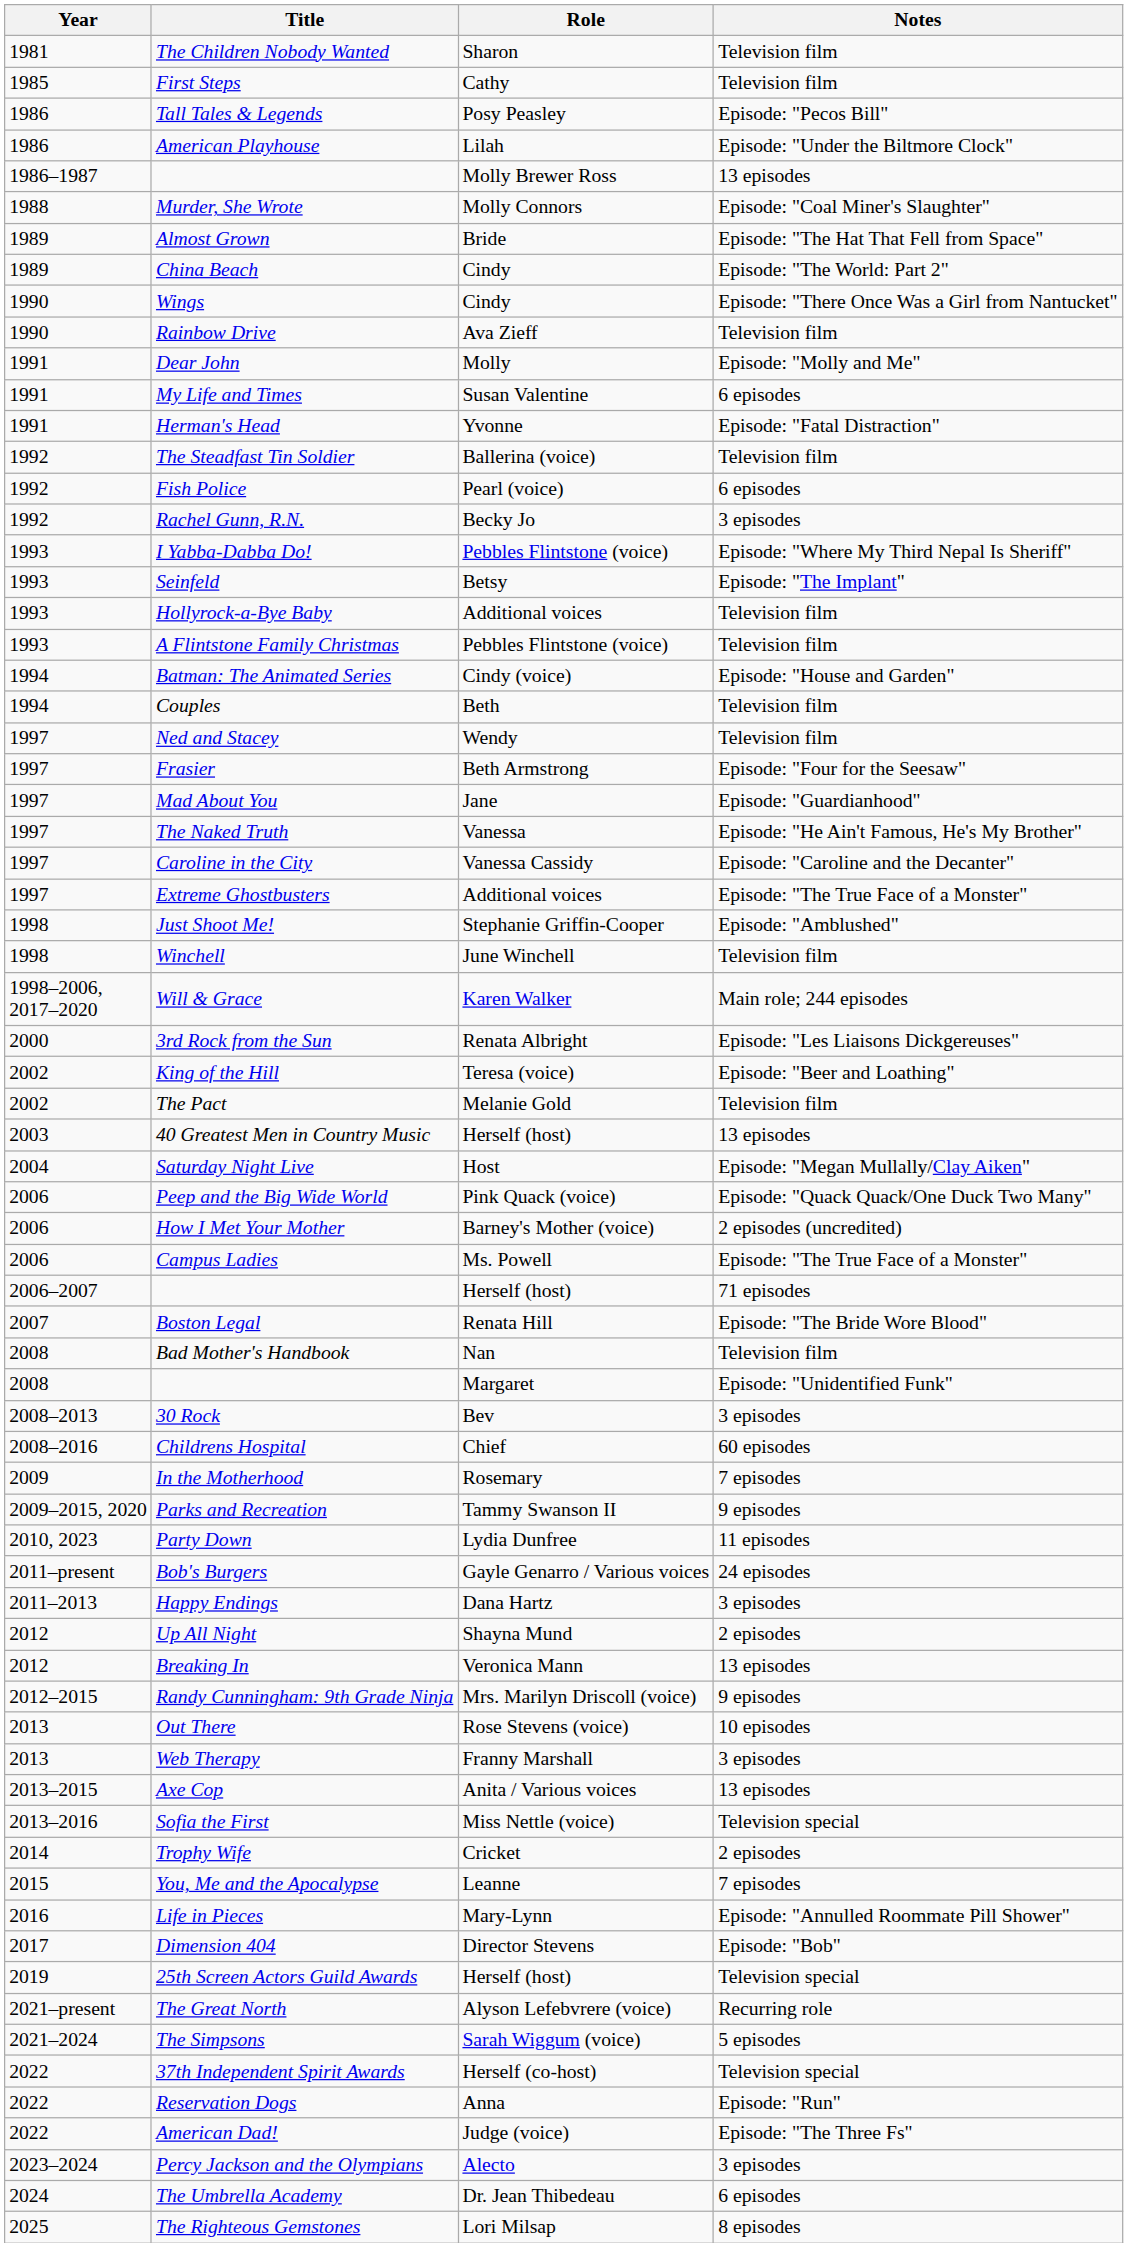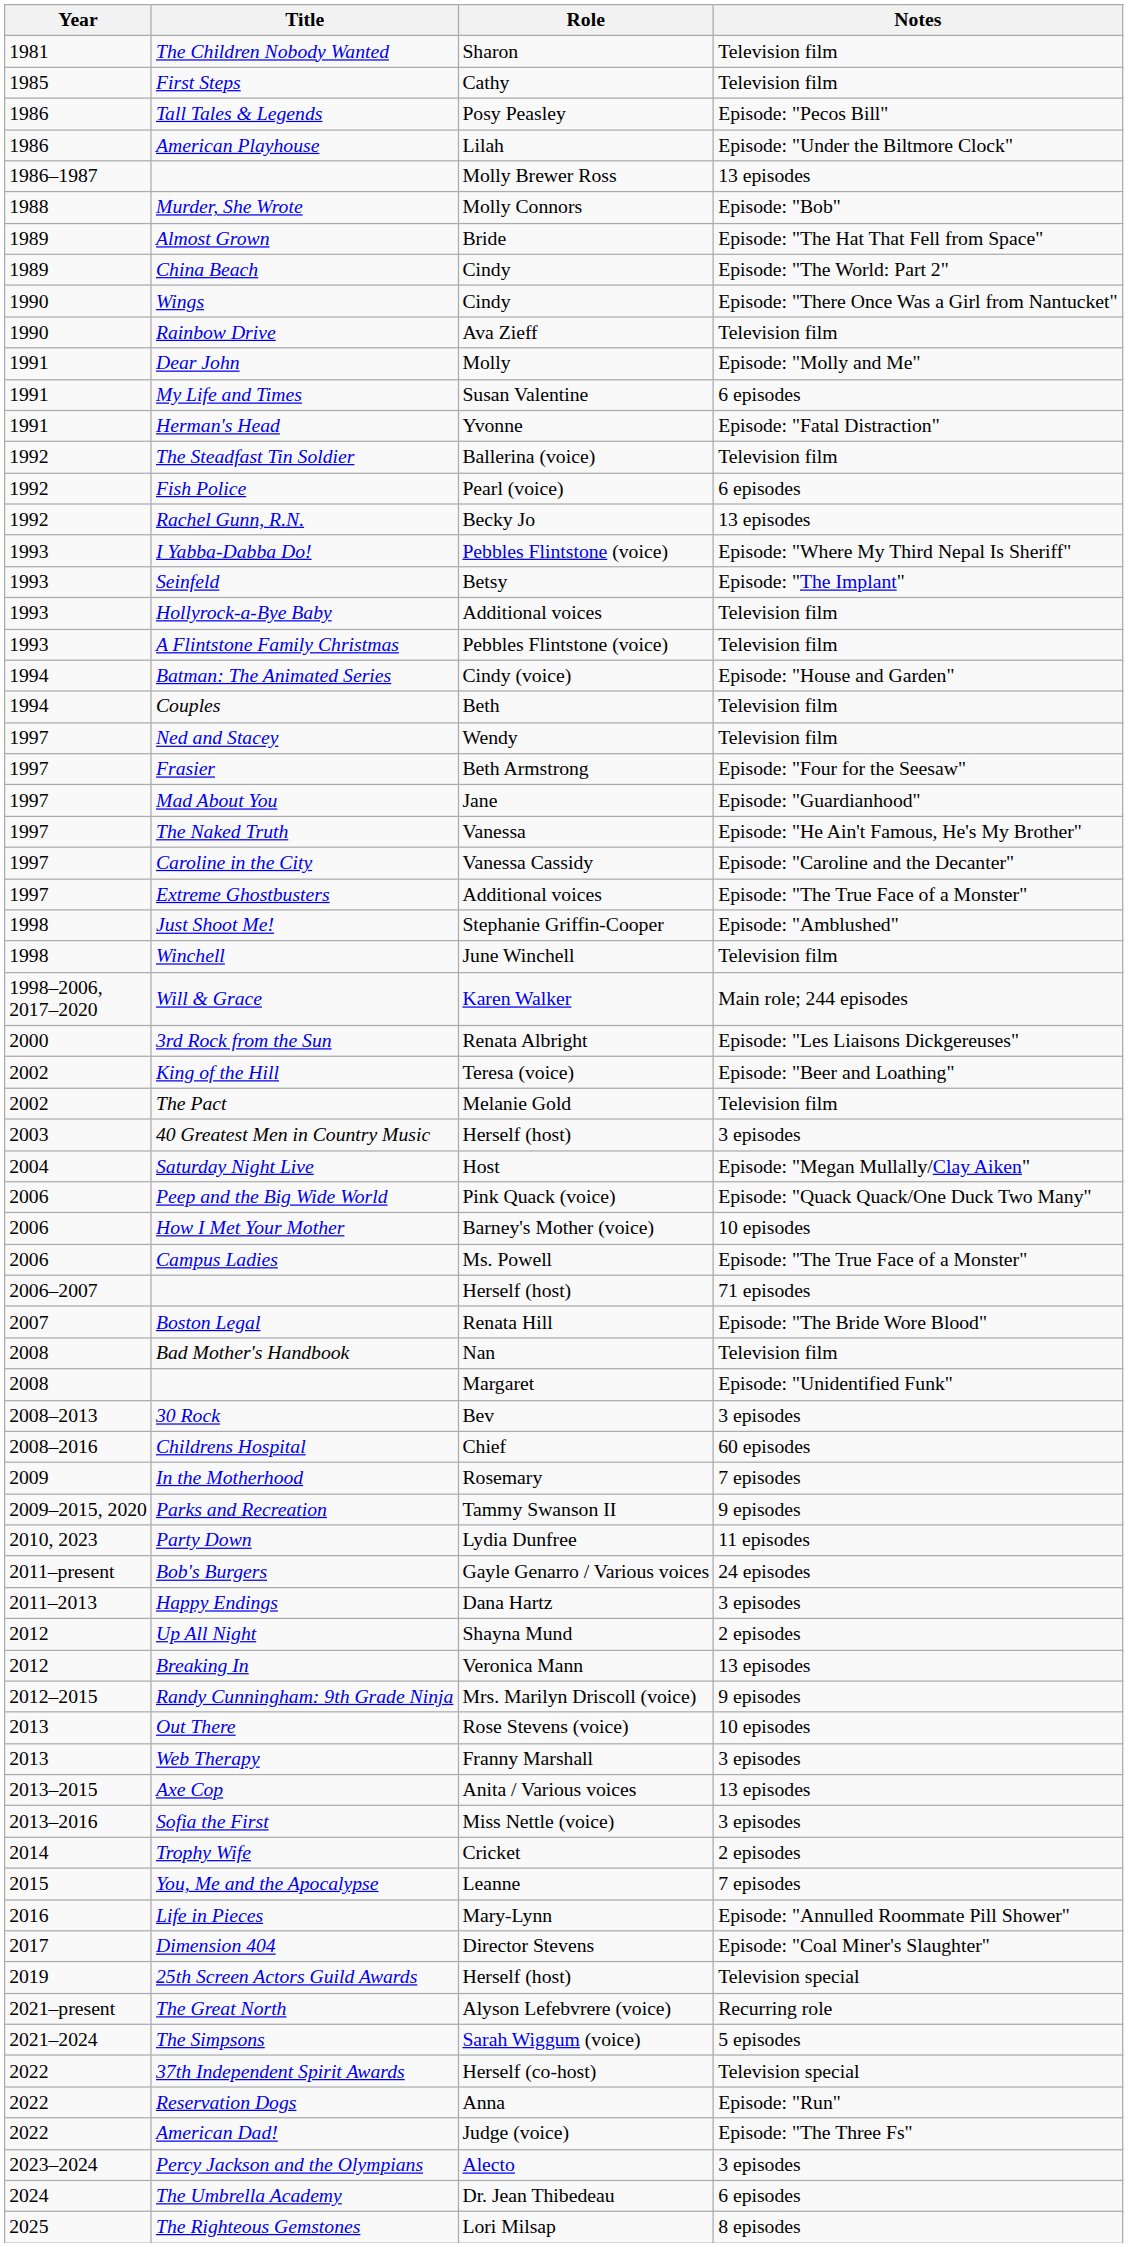(854, 207) Episode: "Coal Miner's Slaughter" -> (779, 207) Episode: "Bob"
(759, 519) 3 episodes -> (764, 519) 13 episodes
(764, 1134) 13 episodes -> (759, 1134) 3 episodes
(810, 1228) 2 episodes (uncredited) -> (764, 1228) 10 episodes
(789, 1821) Television special -> (759, 1821) 3 episodes
(779, 1946) Episode: "Bob" -> (854, 1946) Episode: "Coal Miner's Slaughter"
